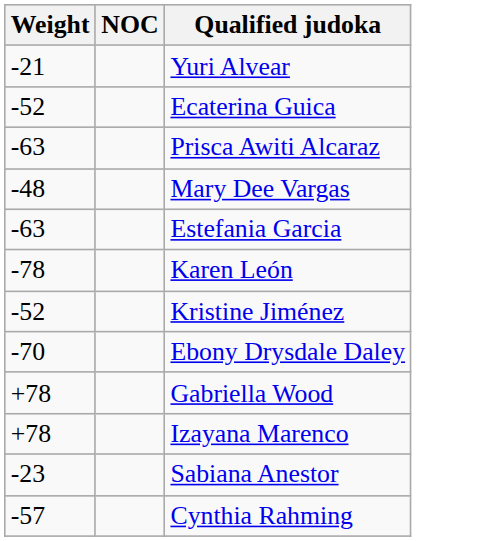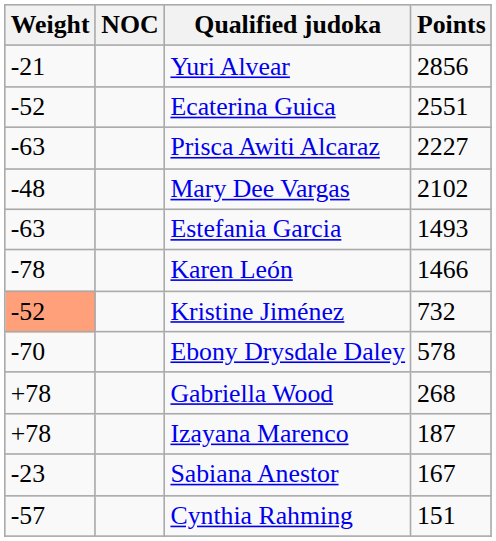+ column: (451, 24)
(28, 310) no background -> (28, 310) lightsalmon background
